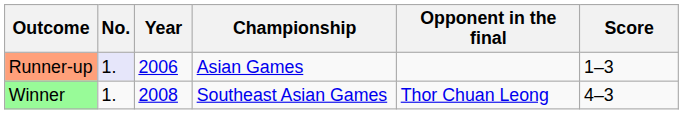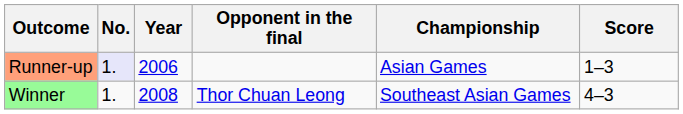columns swapped: (295, 28) <-> (488, 28)
